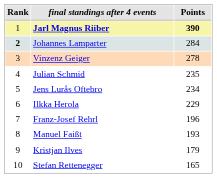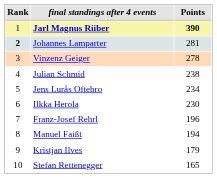(193, 43) 284 -> (193, 43) 281
(193, 74) 235 -> (193, 74) 238
(193, 104) 229 -> (193, 104) 230
(193, 134) 193 -> (193, 134) 194
